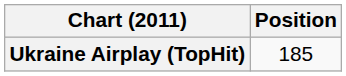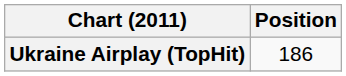(296, 53) 185 -> (296, 53) 186
